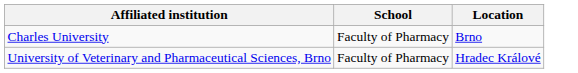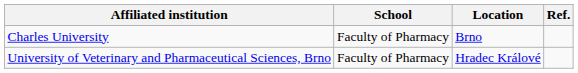+ column: (559, 15)
